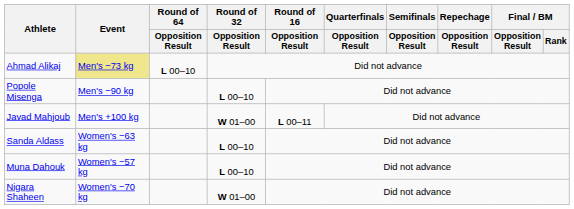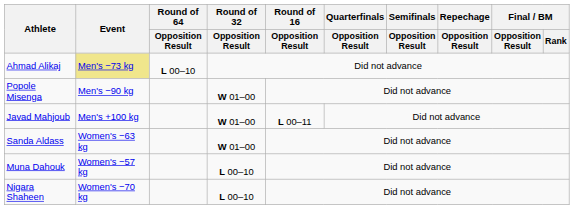(236, 97) L 00–10 -> (236, 97) W 01–00
(236, 147) L 00–10 -> (236, 147) W 01–00
(236, 197) W 01–00 -> (236, 197) L 00–10
